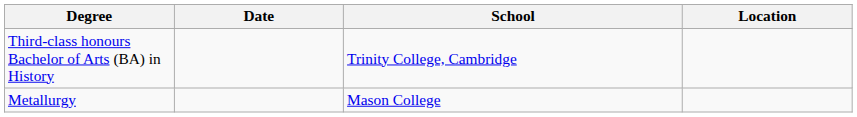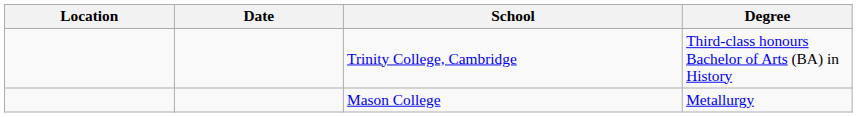columns swapped: (767, 16) <-> (89, 16)
